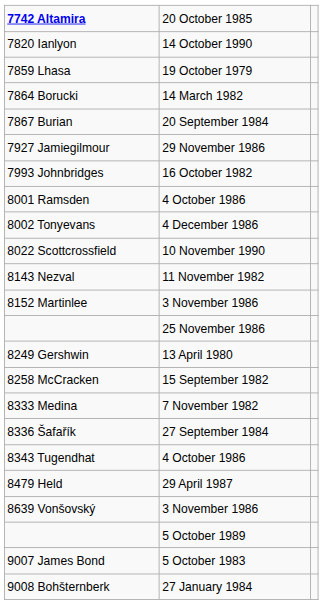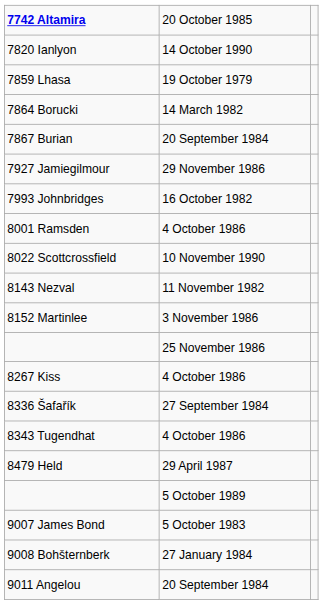- row: (51, 225)
- row: (48, 354)
- row: (53, 380)
+ row: (34, 377)
- row: (42, 406)
- row: (51, 509)
+ row: (44, 585)
